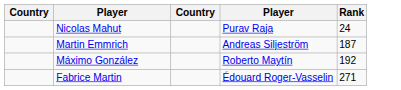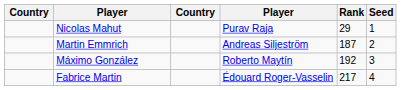+ column: (381, 12)
(345, 28) 24 -> (345, 28) 29
(348, 77) 271 -> (348, 77) 217
